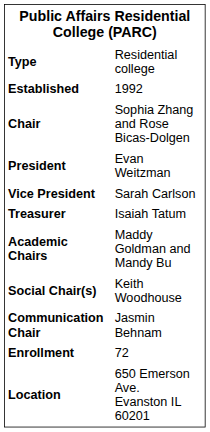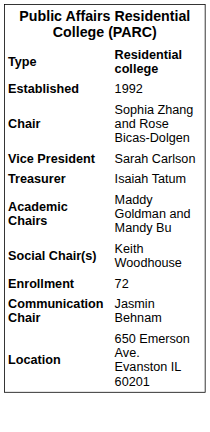(146, 61) normal -> (148, 61) bold
- row: (37, 166)
rows swapped: (56, 325) <-> (41, 353)
